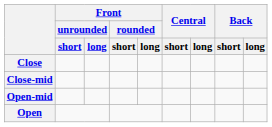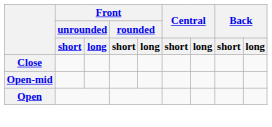- row: (30, 79)
